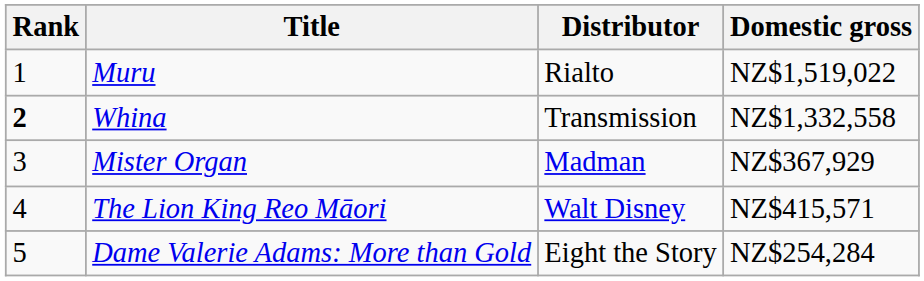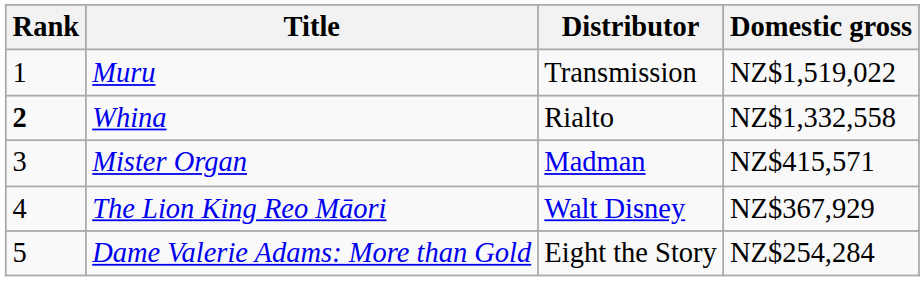(579, 72) Rialto -> (621, 72) Transmission
(621, 117) Transmission -> (579, 117) Rialto
(802, 162) NZ$367,929 -> (802, 162) NZ$415,571
(802, 207) NZ$415,571 -> (802, 207) NZ$367,929
